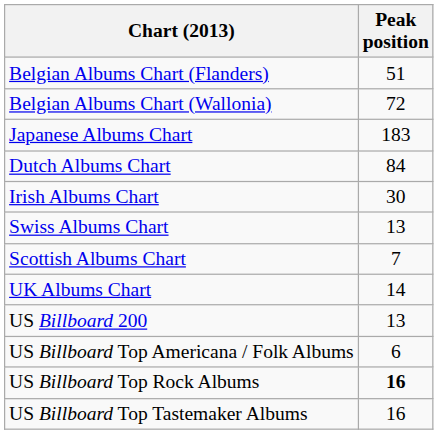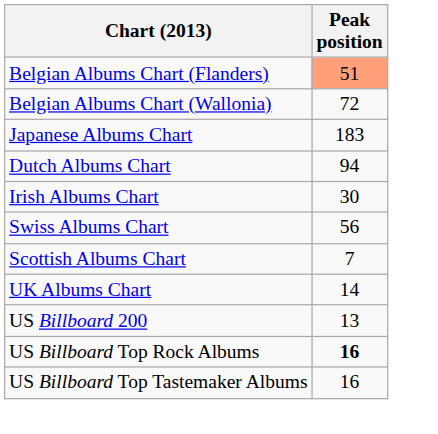(396, 72) no background -> (350, 72) lightsalmon background
(396, 165) 84 -> (350, 165) 94
(396, 227) 13 -> (350, 227) 56
- row: (181, 351)
